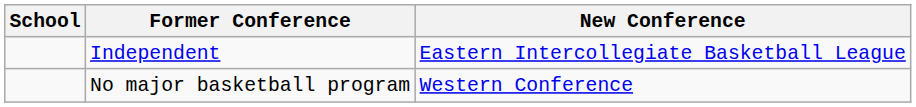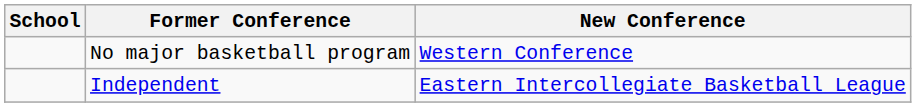rows swapped: (250, 85) <-> (155, 53)
